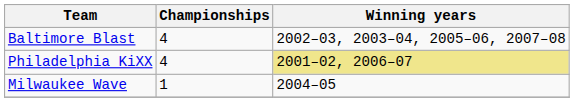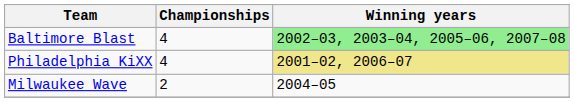(421, 39) no background -> (421, 39) lightgreen background
(163, 85) 1 -> (163, 85) 2
